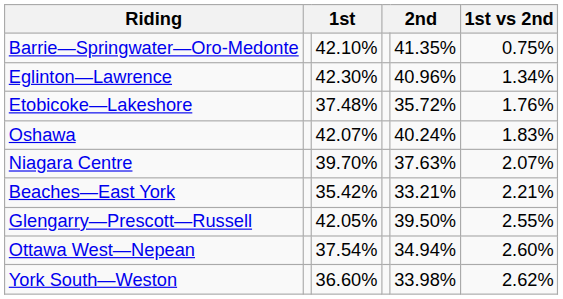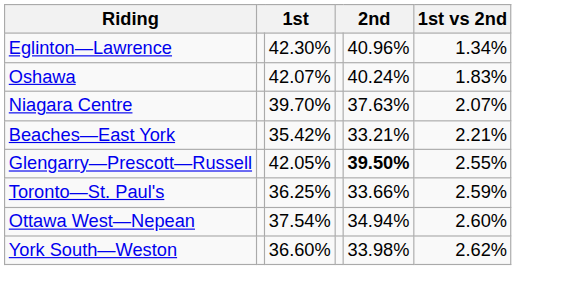- row: (154, 47)
- row: (101, 105)
(425, 221) normal -> (378, 163) bold
+ row: (87, 192)
